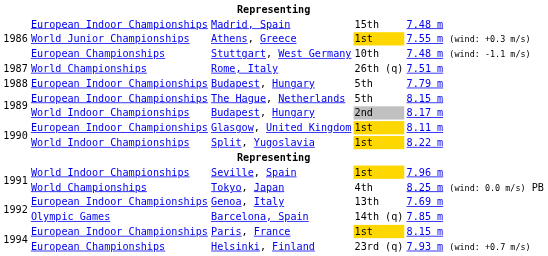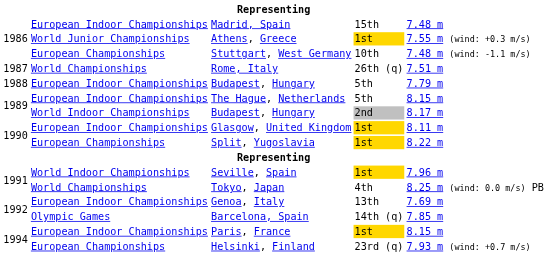(110, 143) World Indoor Championships -> (98, 143) European Championships
